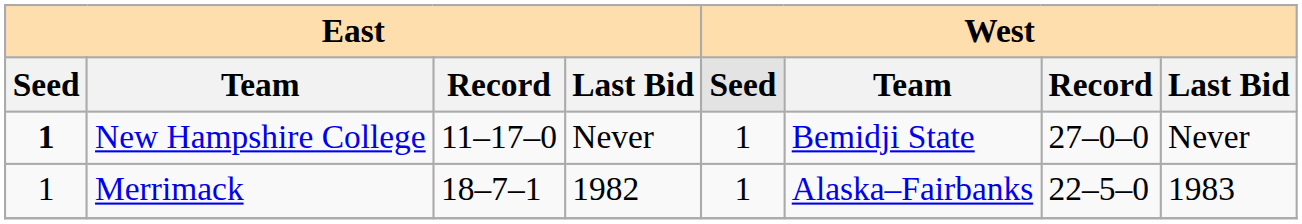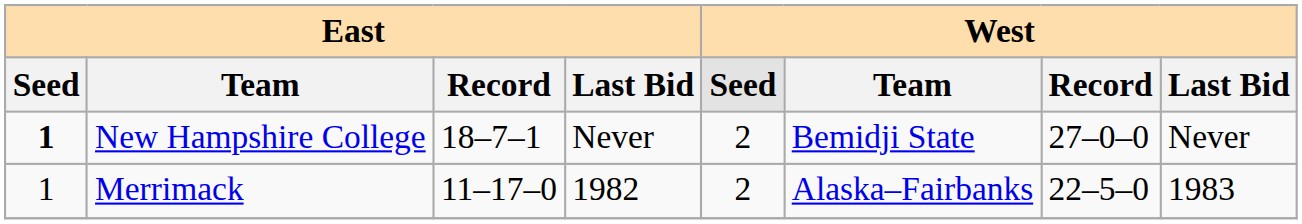(499, 137) 11–17–0 -> (491, 137) 18–7–1
(743, 137) 1 -> (743, 137) 2
(491, 190) 18–7–1 -> (499, 190) 11–17–0
(743, 190) 1 -> (743, 190) 2
